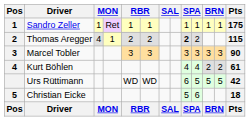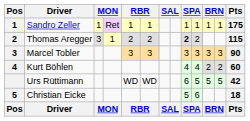(99, 39) 4 -> (99, 39) 3
(235, 67) 61 -> (235, 67) 60
